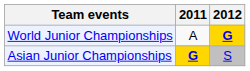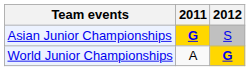rows swapped: (90, 56) <-> (90, 36)
